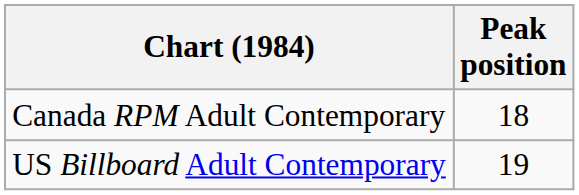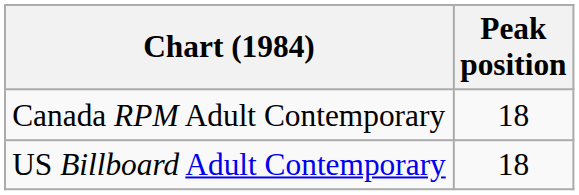(513, 164) 19 -> (513, 164) 18
